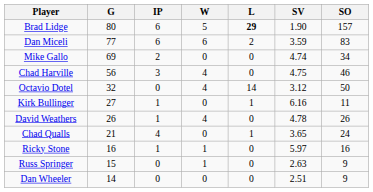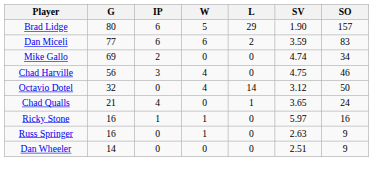(251, 27) bold -> (251, 27) normal
- row: (46, 103)
- row: (46, 118)
(111, 164) 15 -> (111, 133) 16
